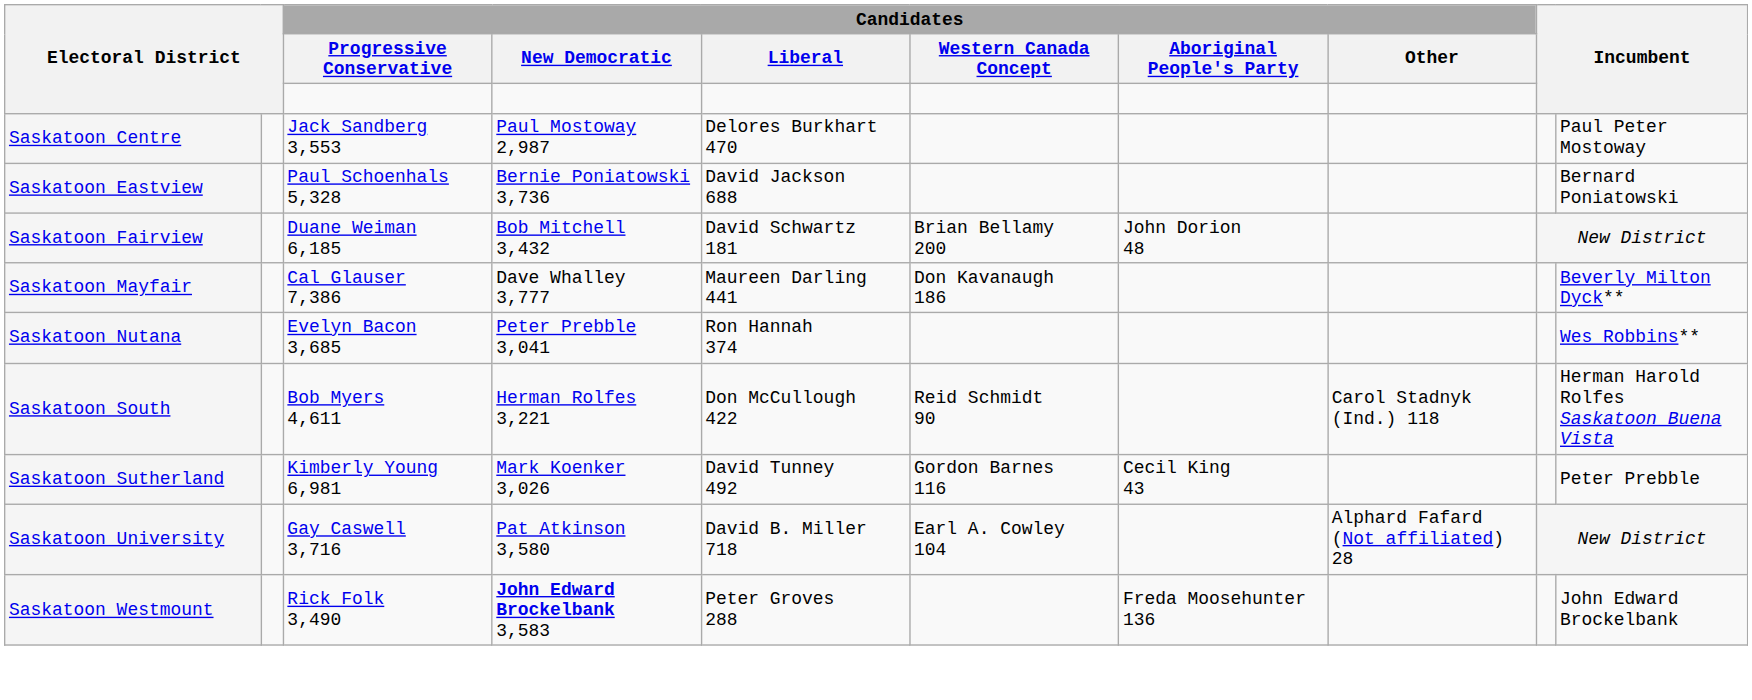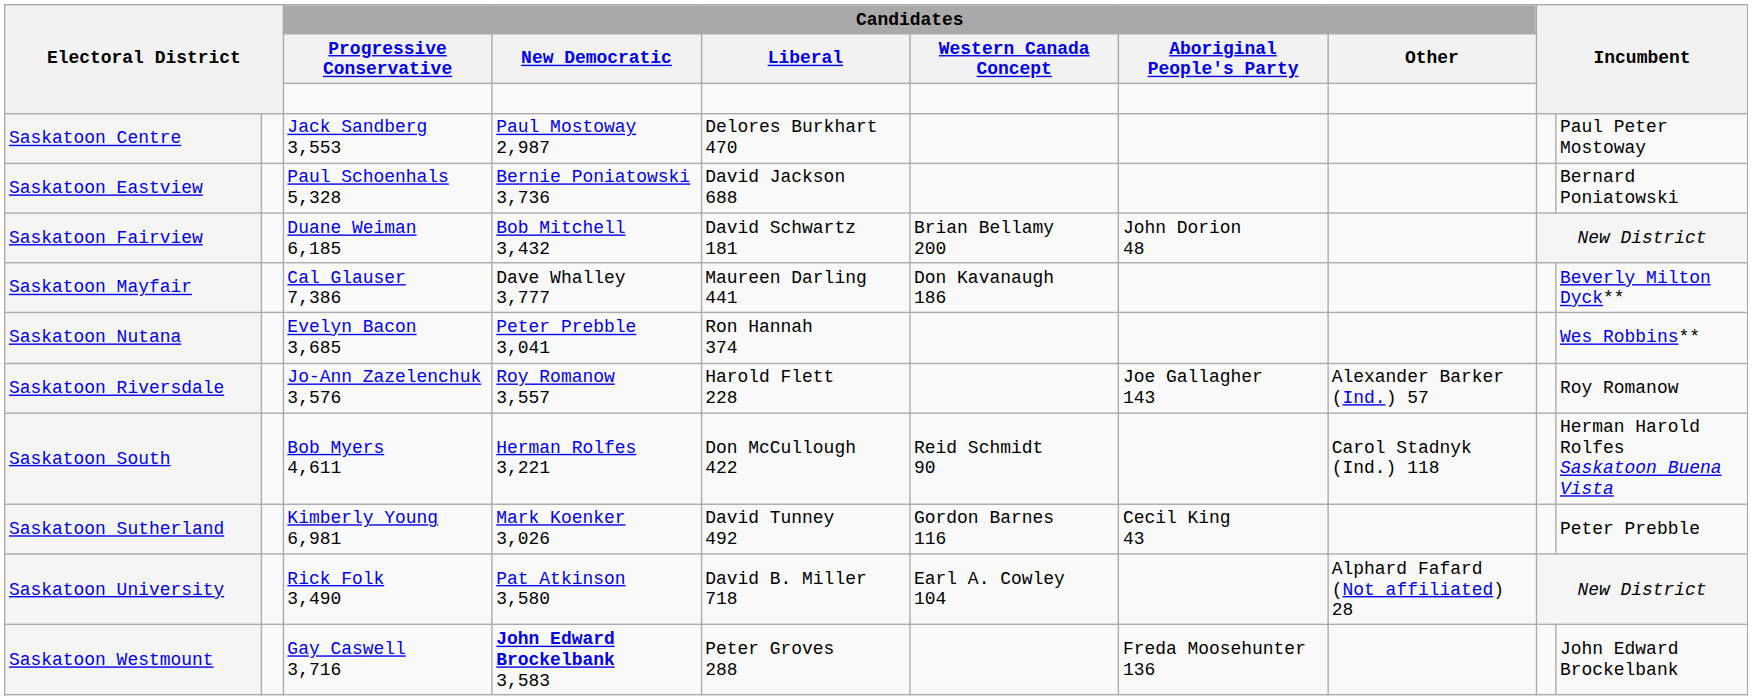+ row: (117, 388)
(347, 539) Gay Caswell 3,716 -> (336, 589) Rick Folk 3,490
(336, 610) Rick Folk 3,490 -> (347, 660) Gay Caswell 3,716
